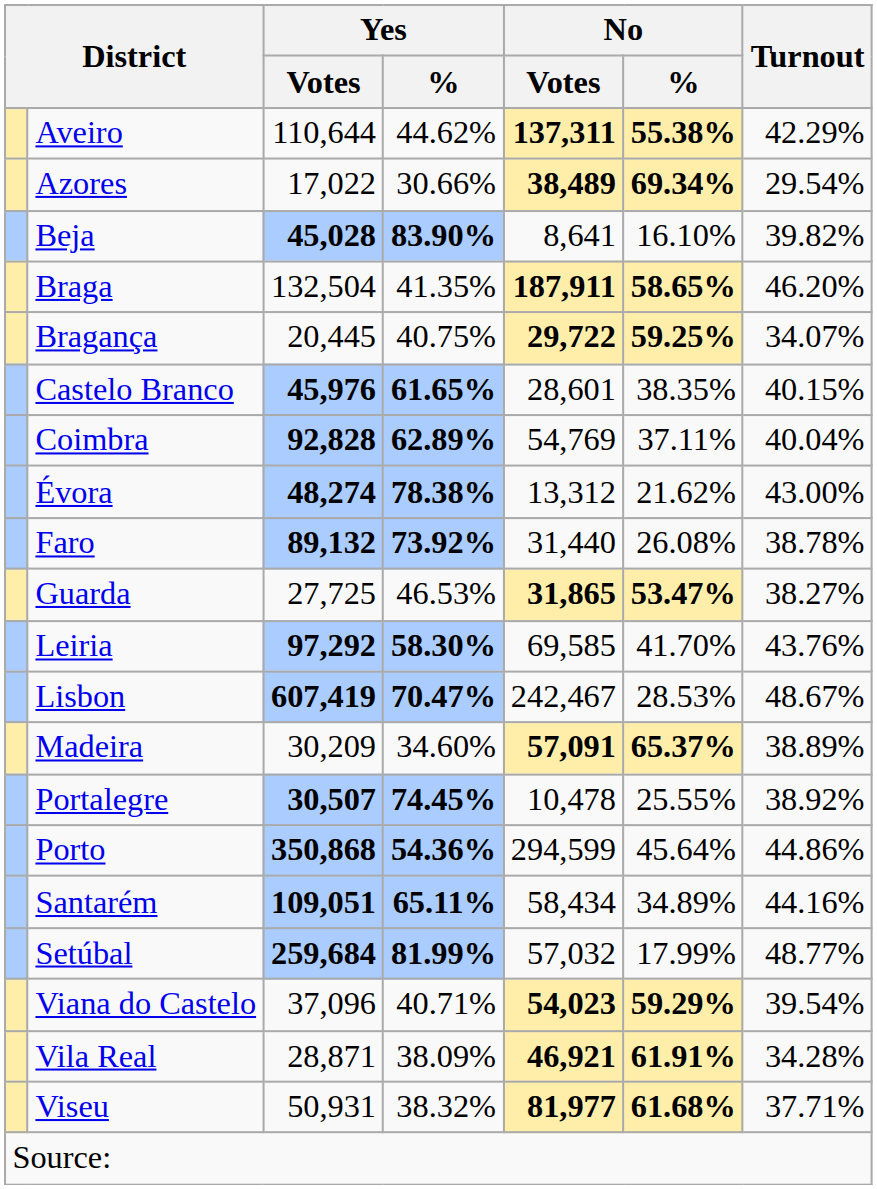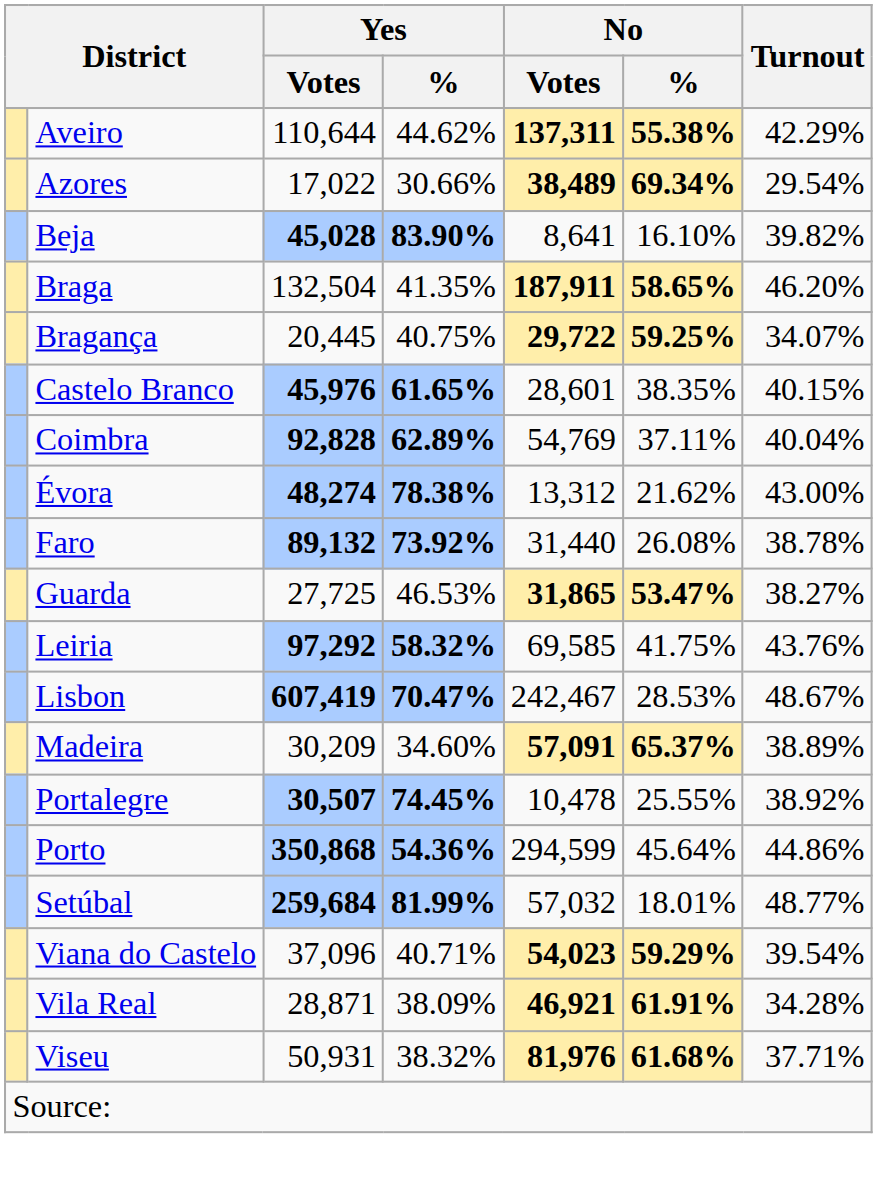(443, 645) 58.30% -> (443, 645) 58.32%
(686, 645) 41.70% -> (686, 645) 41.75%
- row: (96, 901)
(686, 952) 17.99% -> (686, 901) 18.01%
(571, 1106) 81,977 -> (571, 1055) 81,976
